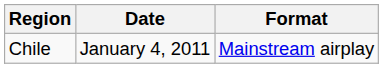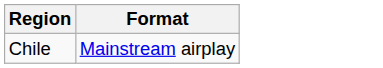- column: (145, 19)
